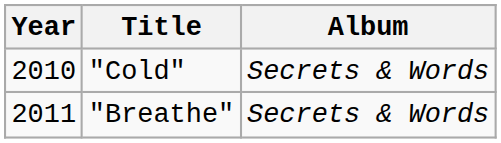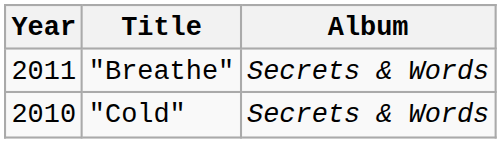rows swapped: (137, 71) <-> (162, 115)
